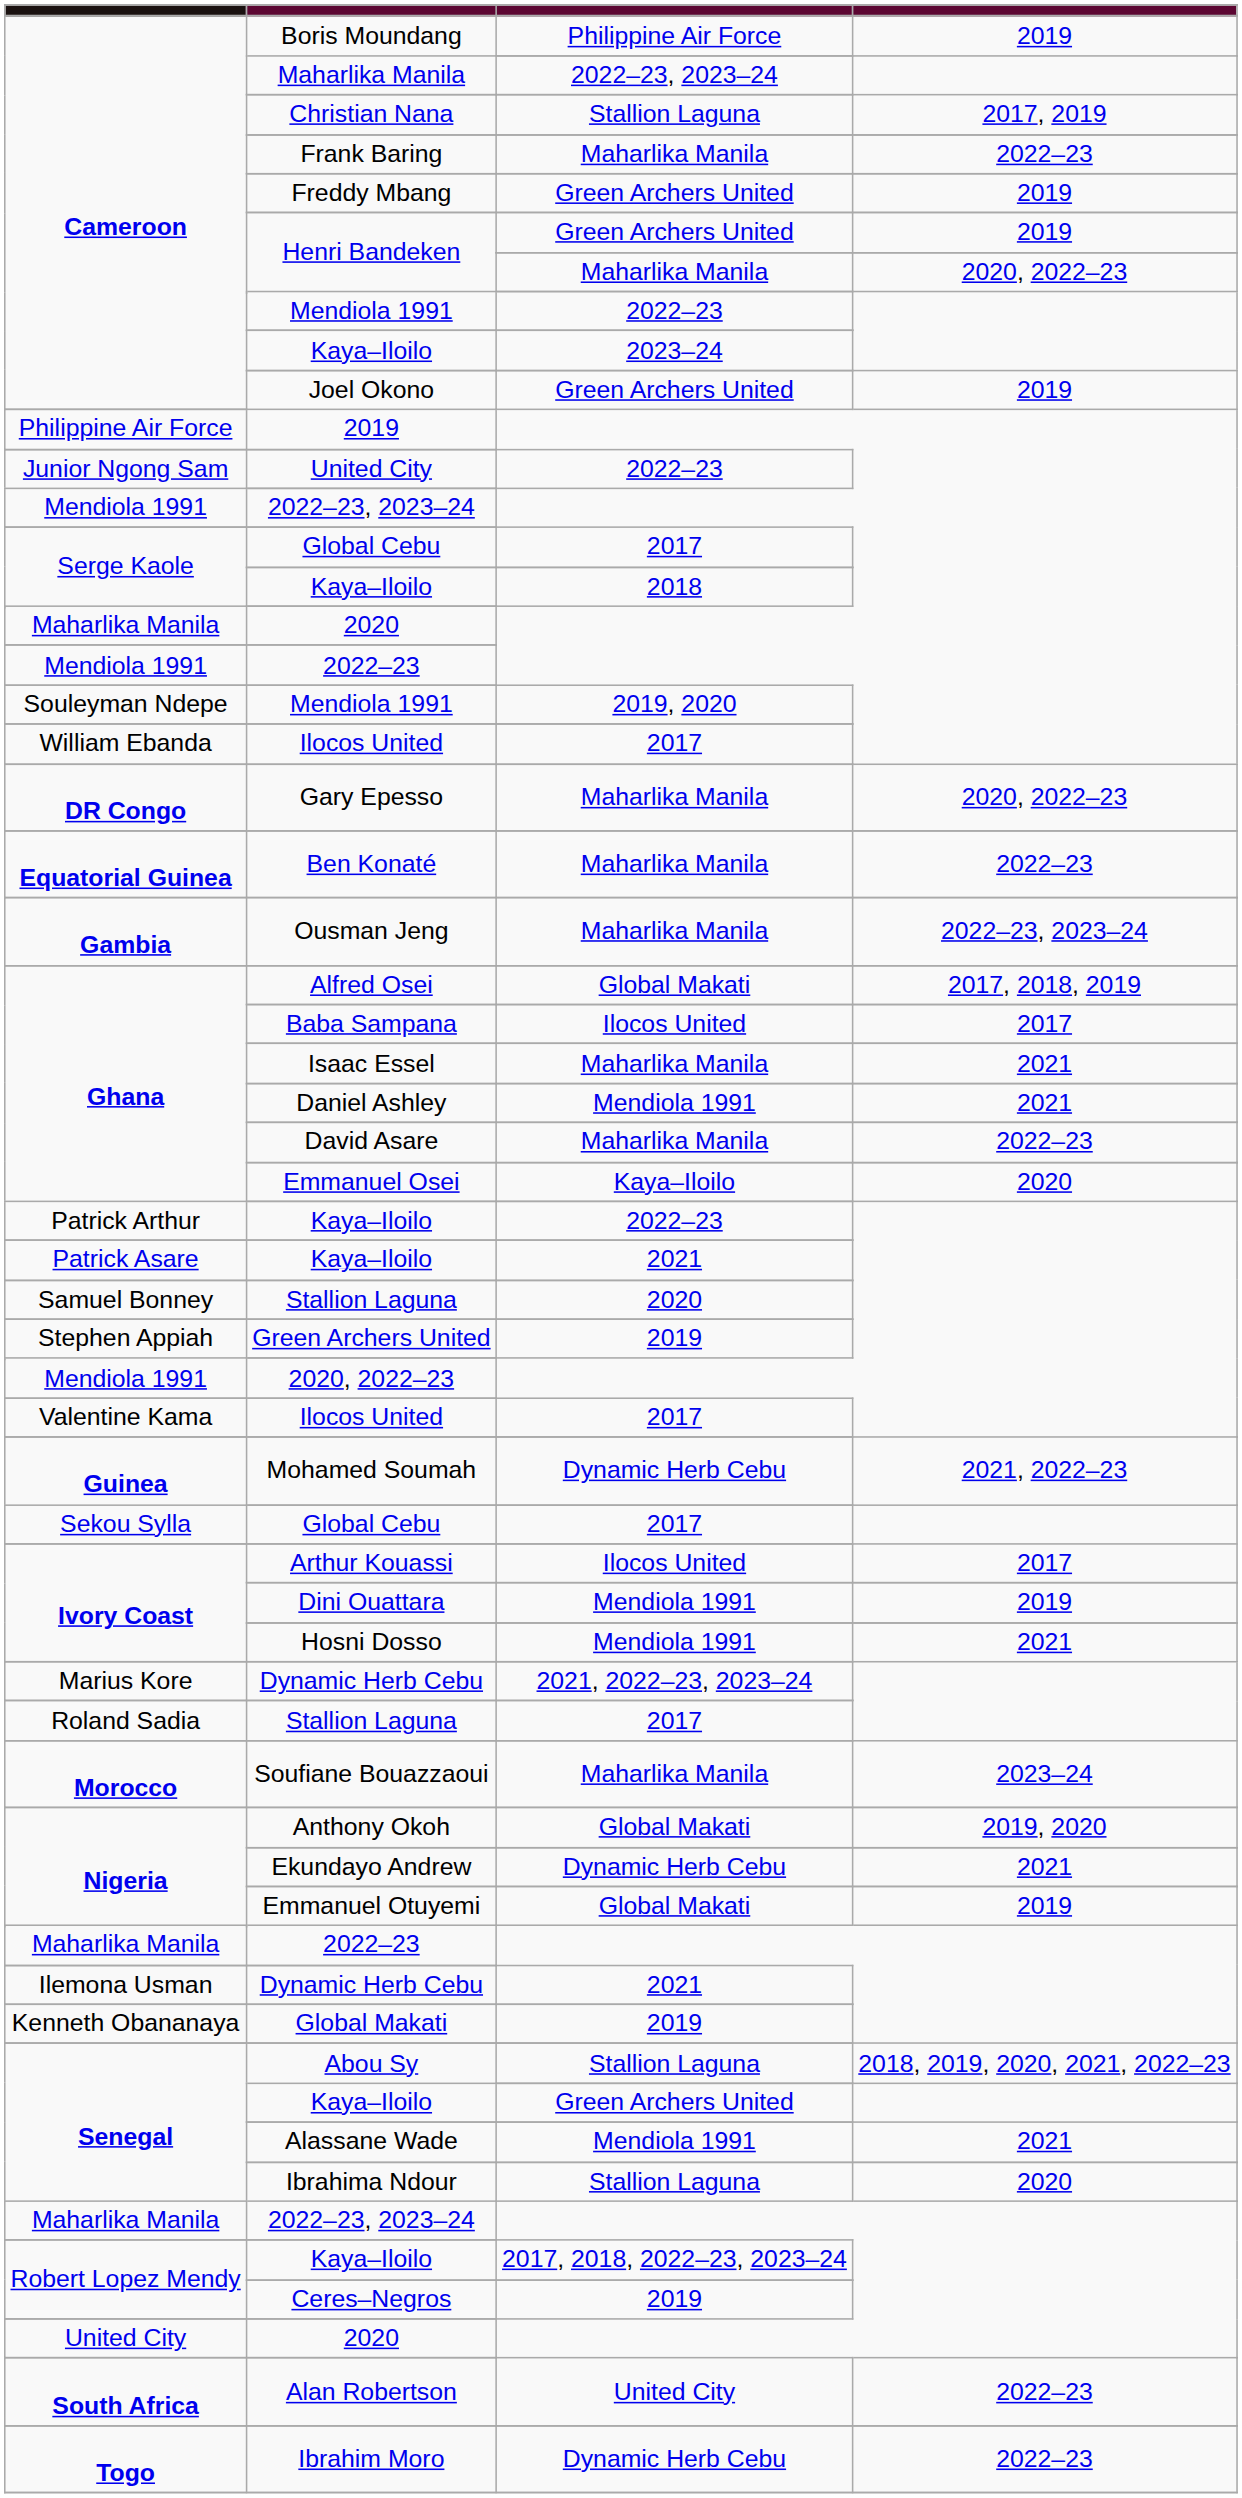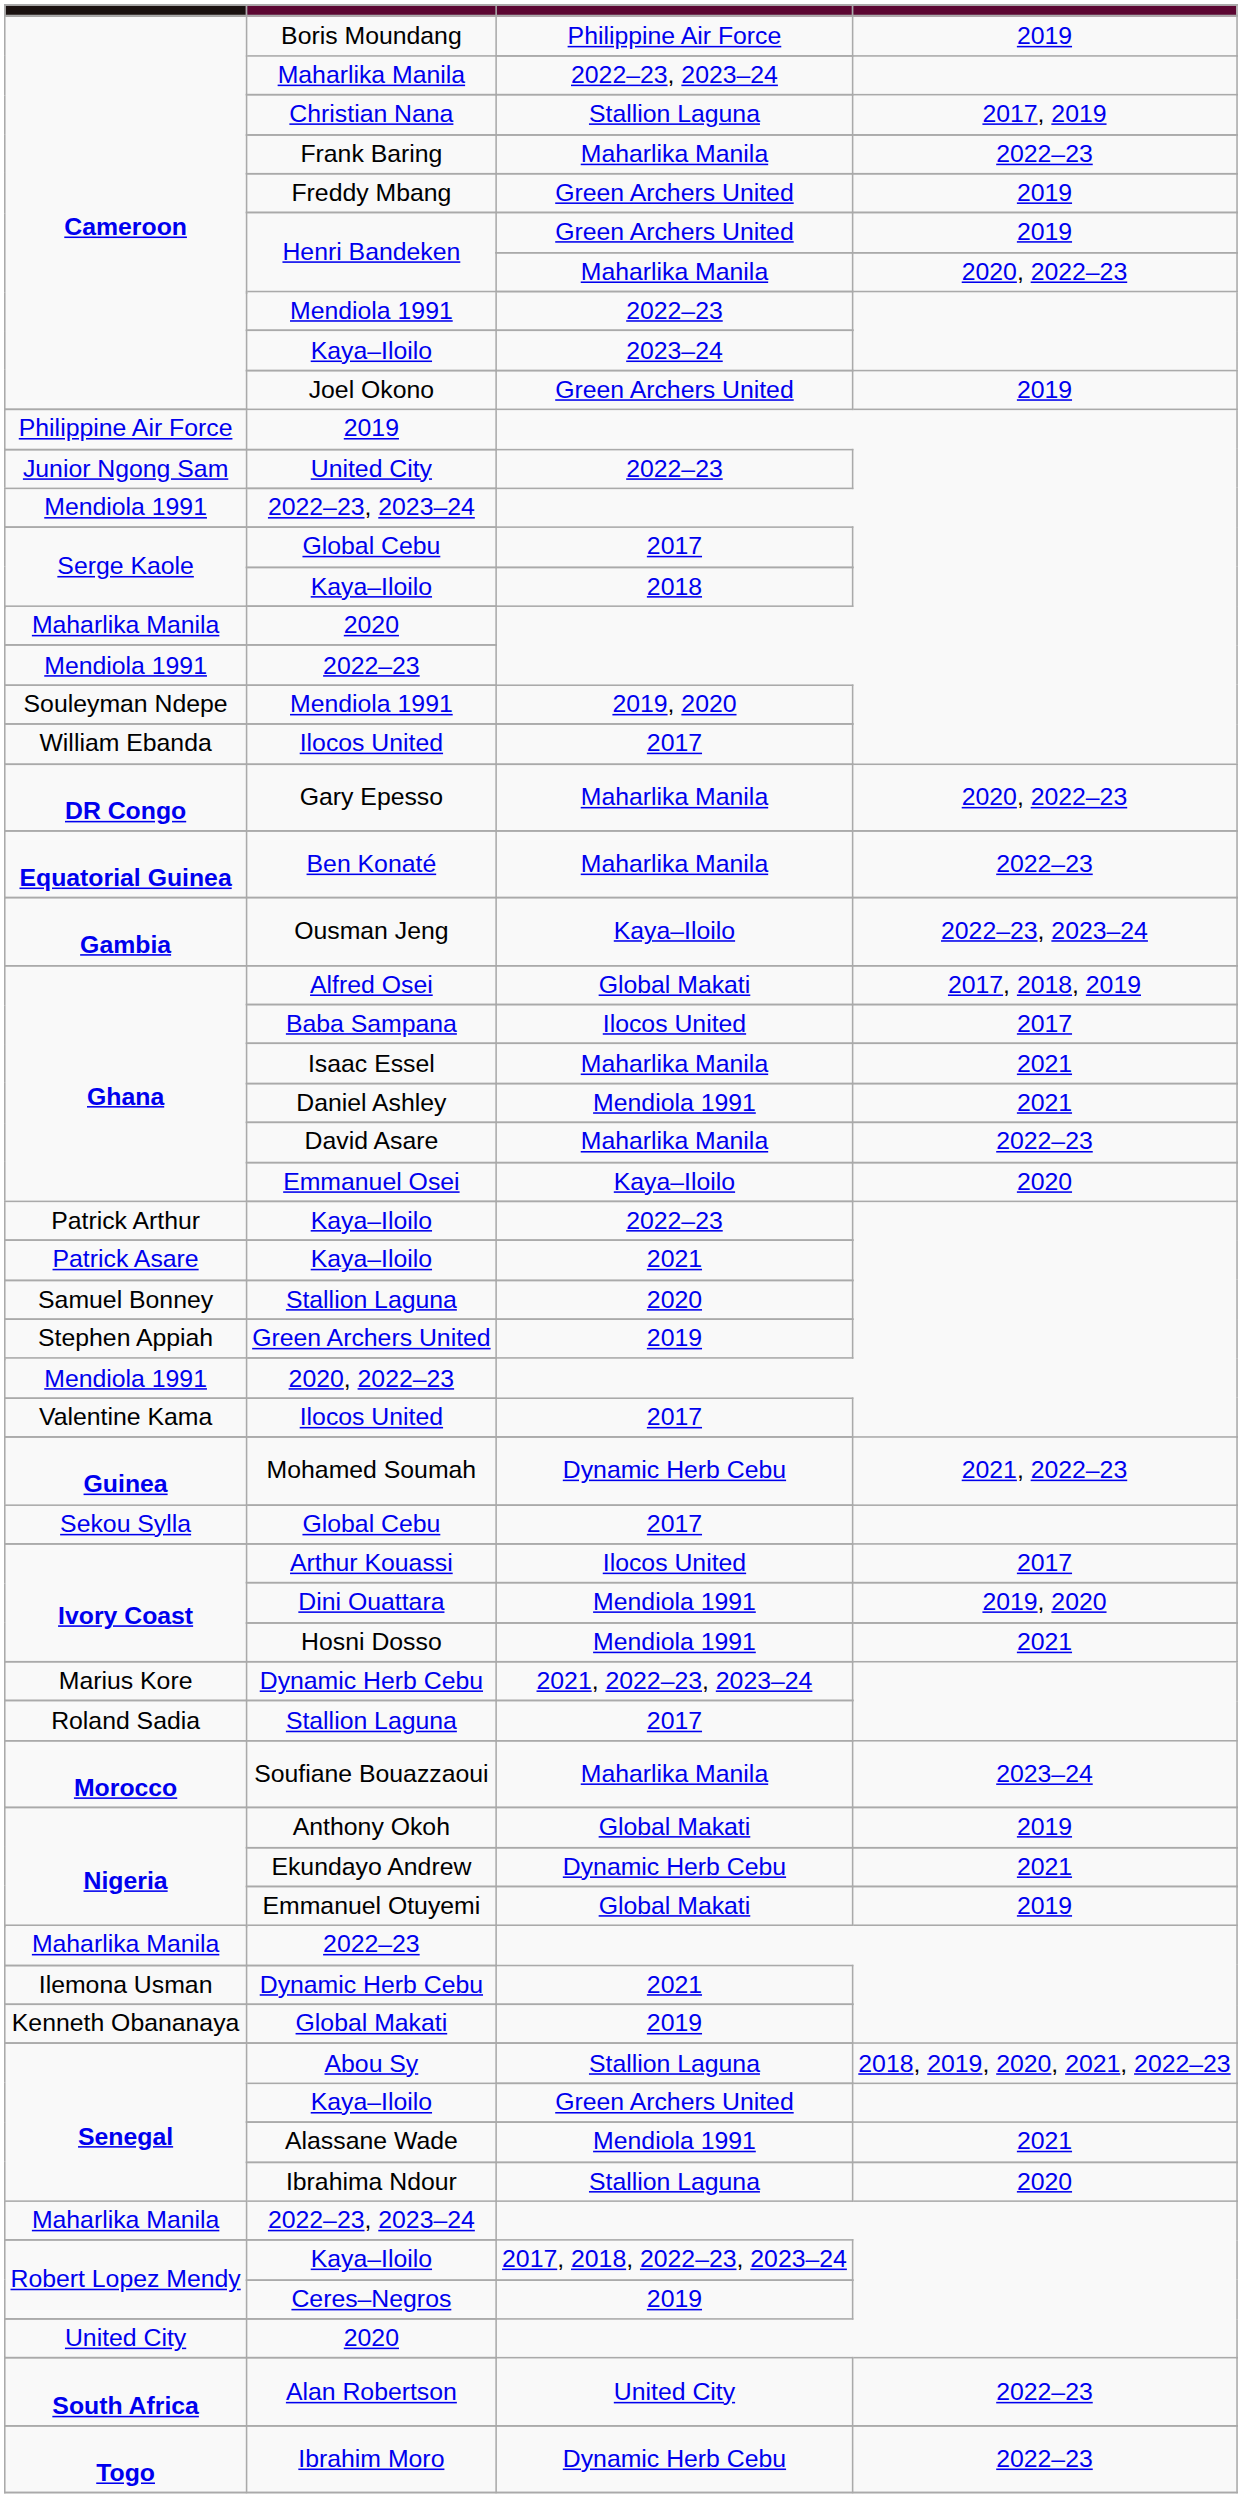(674, 931) Maharlika Manila -> (674, 931) Kaya–Iloilo
(1044, 1602) 2019 -> (1044, 1602) 2019, 2020
(1044, 1827) 2019, 2020 -> (1044, 1827) 2019
